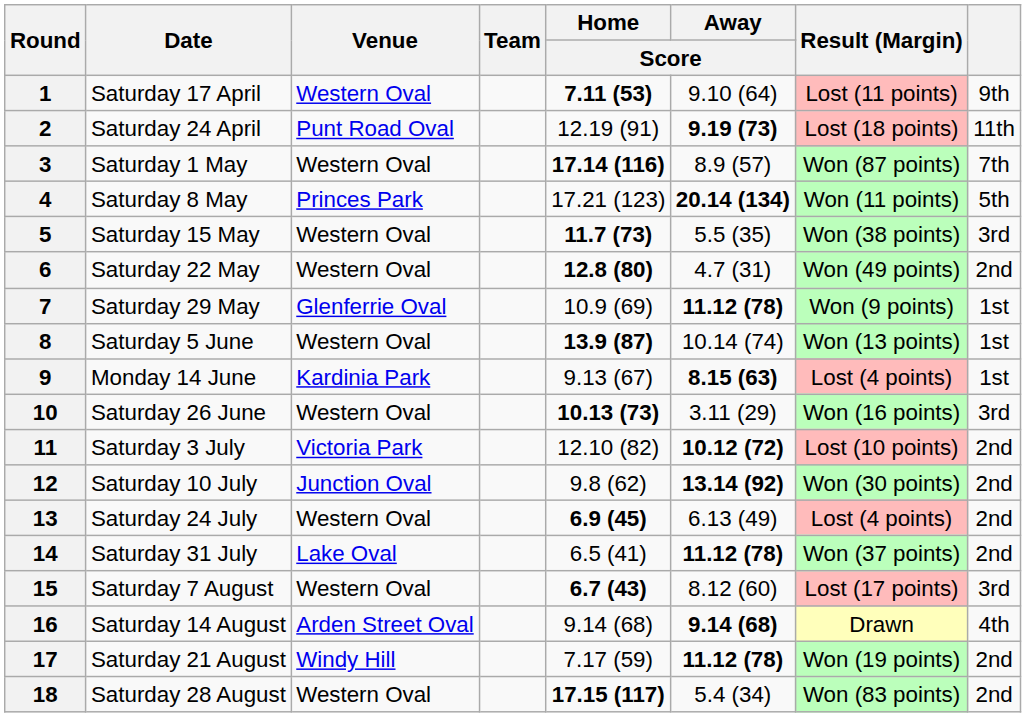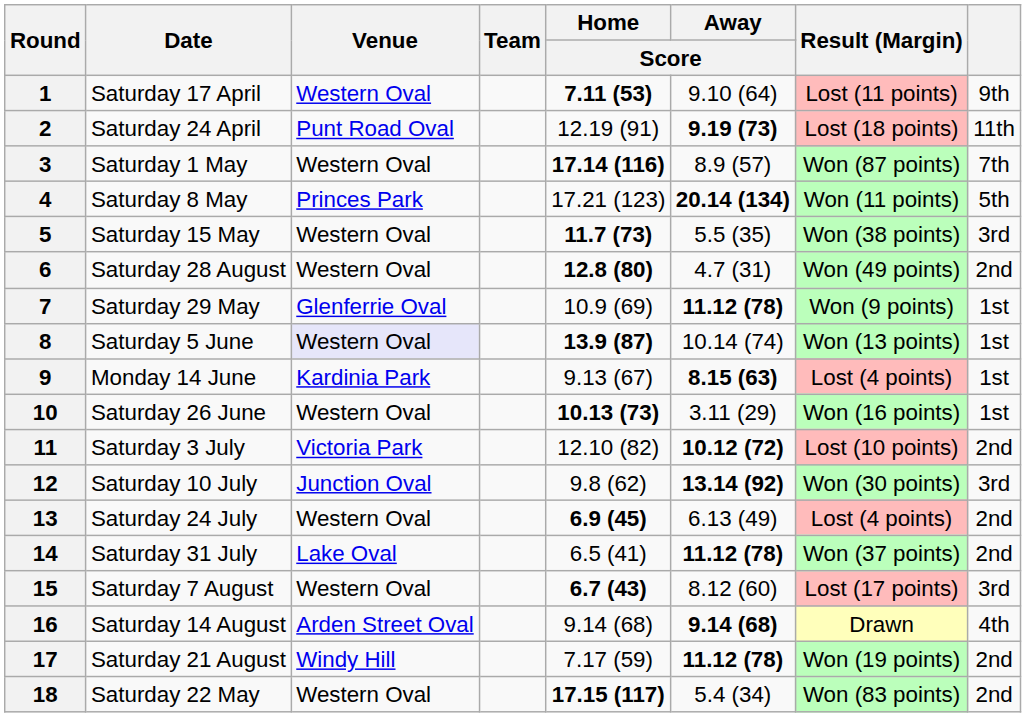(175, 270) Saturday 22 May -> (188, 270) Saturday 28 August
(364, 341) no background -> (364, 341) lavender background
(994, 412) 3rd -> (994, 412) 1st
(994, 482) 2nd -> (994, 482) 3rd
(188, 695) Saturday 28 August -> (175, 695) Saturday 22 May
